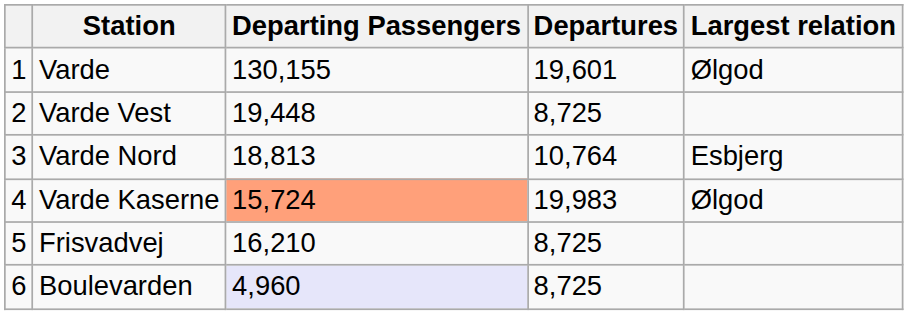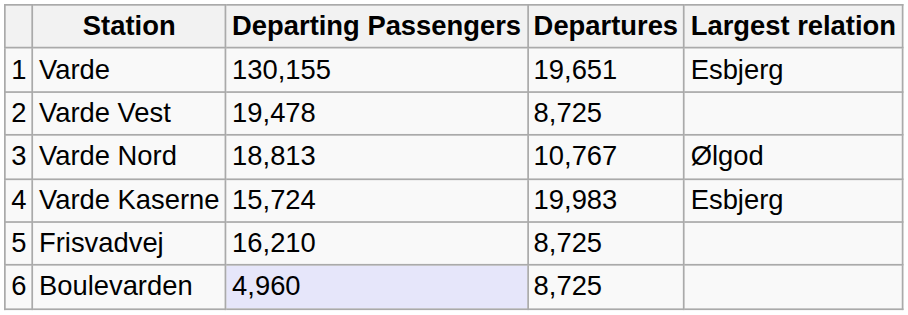(575, 69) 19,601 -> (575, 69) 19,651
(727, 69) Ølgod -> (737, 69) Esbjerg
(274, 112) 19,448 -> (274, 112) 19,478
(575, 156) 10,764 -> (575, 156) 10,767
(737, 156) Esbjerg -> (727, 156) Ølgod
(274, 199) lightsalmon background -> (274, 199) no background
(727, 199) Ølgod -> (737, 199) Esbjerg
